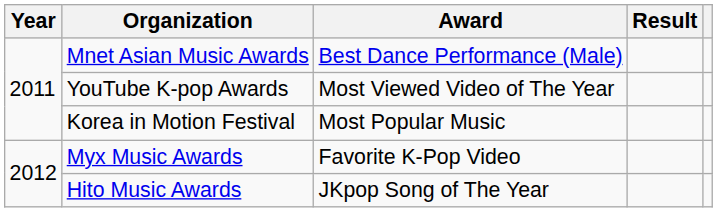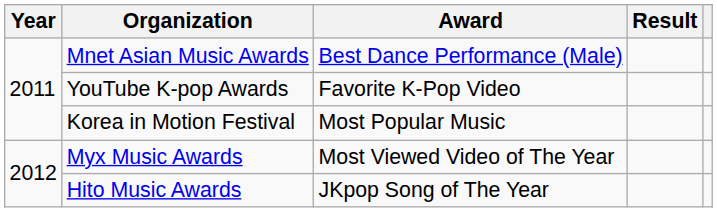(466, 88) Most Viewed Video of The Year -> (420, 88) Favorite K-Pop Video
(420, 156) Favorite K-Pop Video -> (466, 156) Most Viewed Video of The Year
